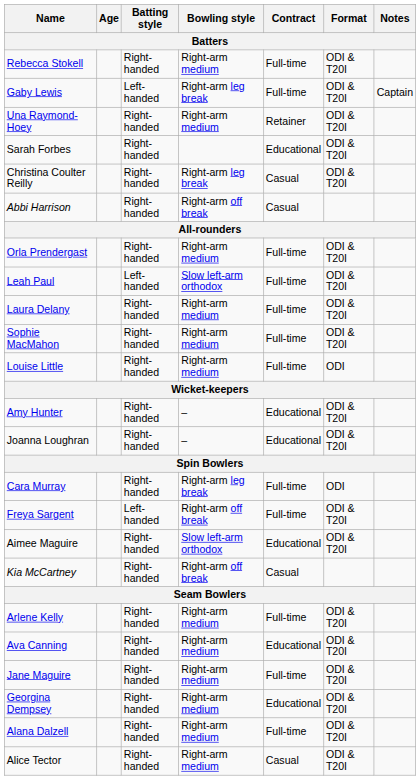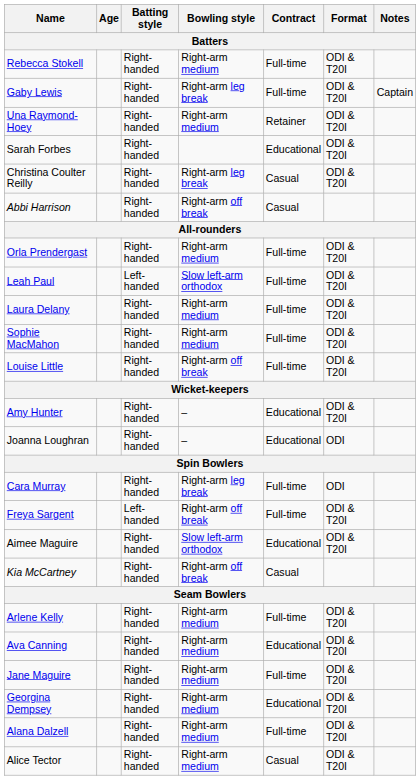(141, 92) Left-handed -> (141, 92) Right-handed
(204, 367) Right-arm medium -> (212, 367) Right-arm off break
(335, 367) ODI -> (340, 367) ODI & T20I
(340, 441) ODI & T20I -> (335, 441) ODI
